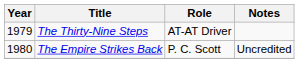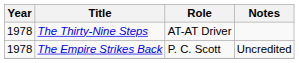(20, 31) 1979 -> (20, 31) 1978
(20, 49) 1980 -> (20, 49) 1978
